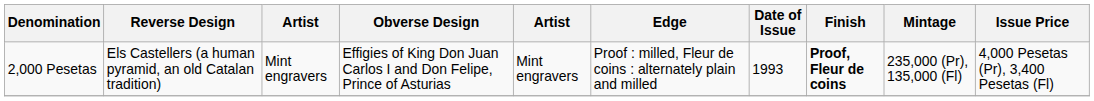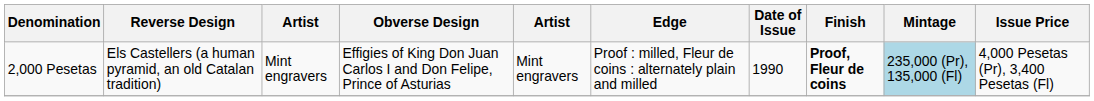(768, 68) 1993 -> (768, 68) 1990
(928, 68) no background -> (928, 68) lightblue background
